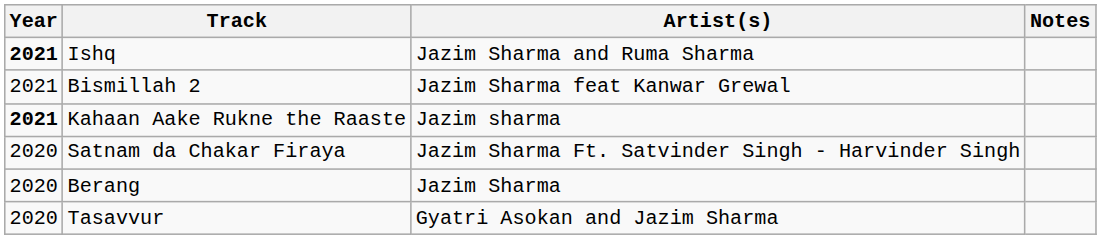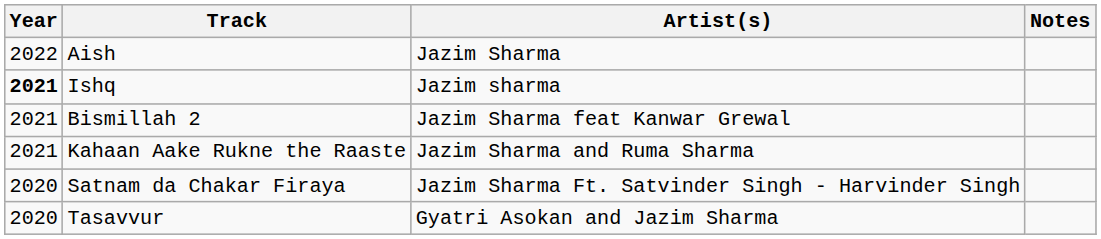+ row: (92, 54)
(585, 54) Jazim Sharma and Ruma Sharma -> (488, 87) Jazim sharma
(34, 120) bold -> (34, 153) normal
(488, 120) Jazim sharma -> (585, 153) Jazim Sharma and Ruma Sharma
- row: (104, 185)
